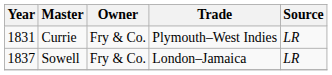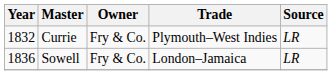(21, 37) 1831 -> (21, 37) 1832
(21, 59) 1837 -> (21, 59) 1836
